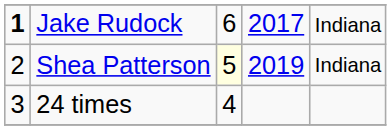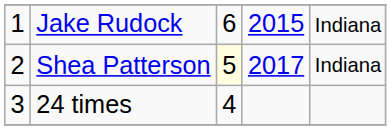(18, 24) bold -> (18, 24) normal
(276, 24) 2017 -> (276, 24) 2015
(276, 64) 2019 -> (276, 64) 2017
